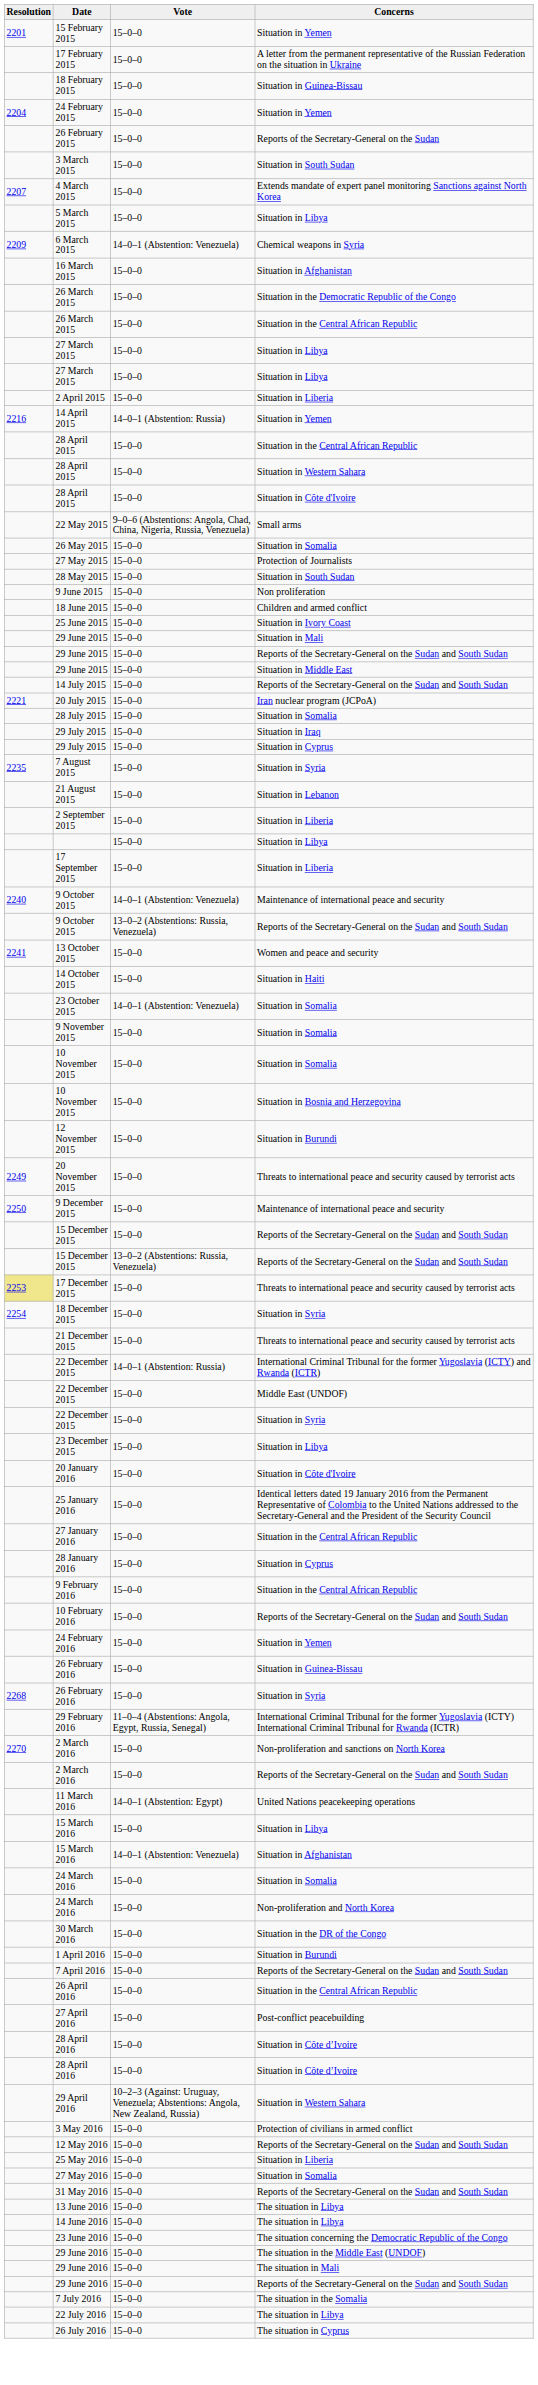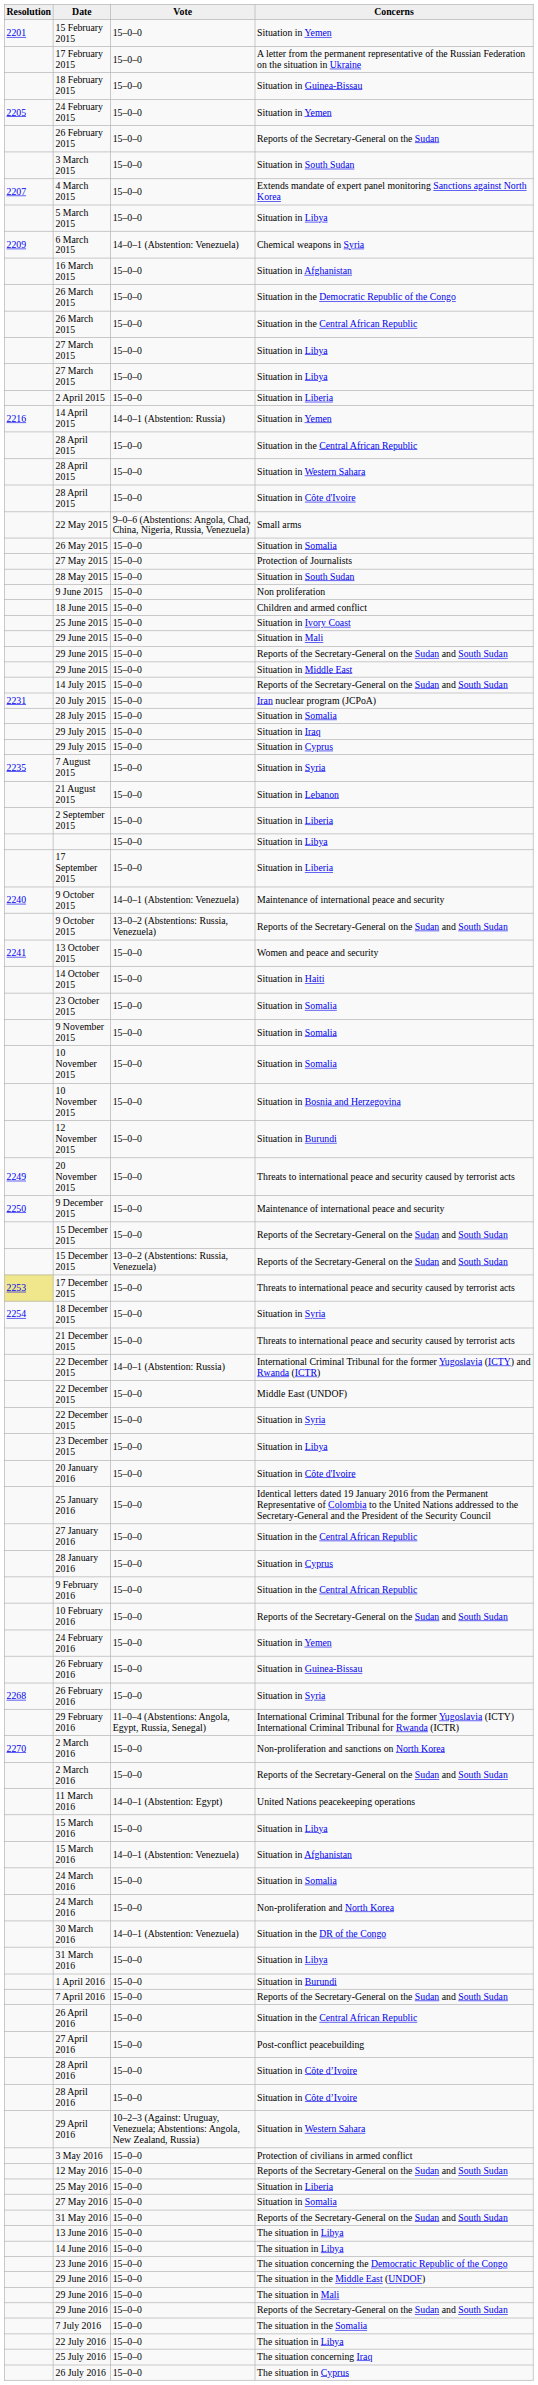(16, 112) 2204 -> (16, 112) 2205
(16, 700) 2221 -> (16, 700) 2231
(176, 1006) 14–0–1 (Abstention: Venezuela) -> (127, 1006) 15–0–0
(127, 1934) 15–0–0 -> (176, 1934) 14–0–1 (Abstention: Venezuela)
+ row: (74, 1960)
+ row: (81, 2357)
